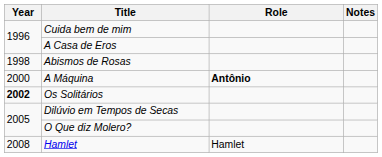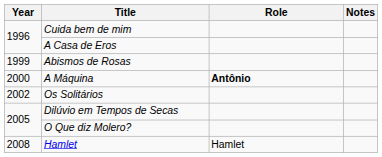(18, 62) 1998 -> (18, 62) 1999
(18, 95) bold -> (18, 95) normal
